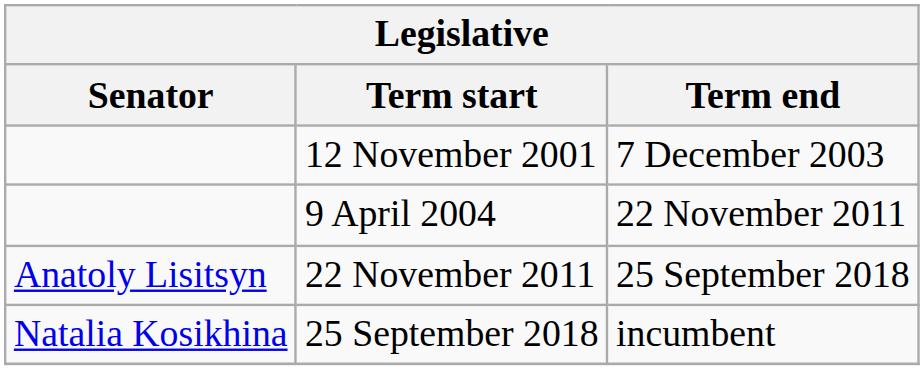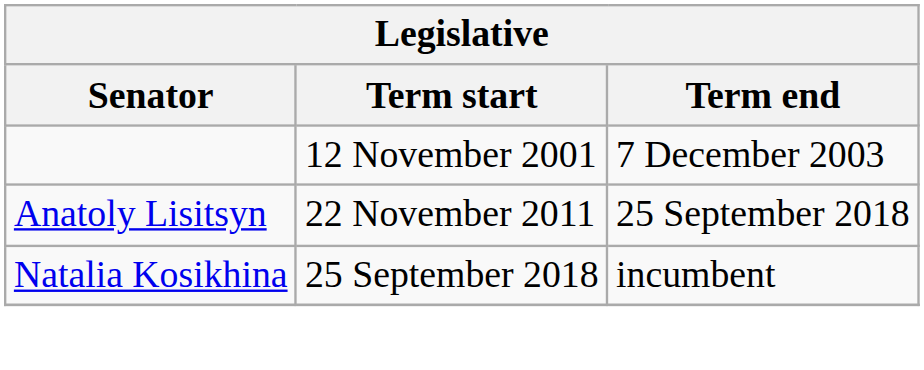- row: (400, 214)
